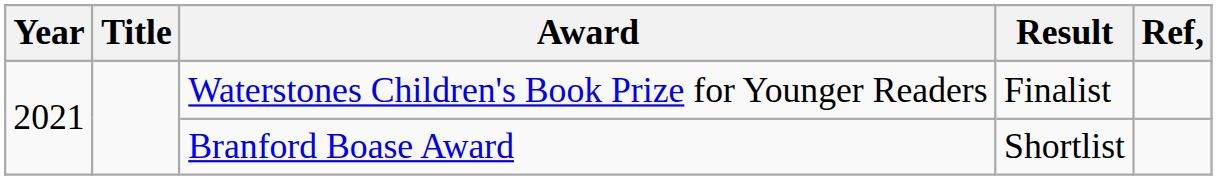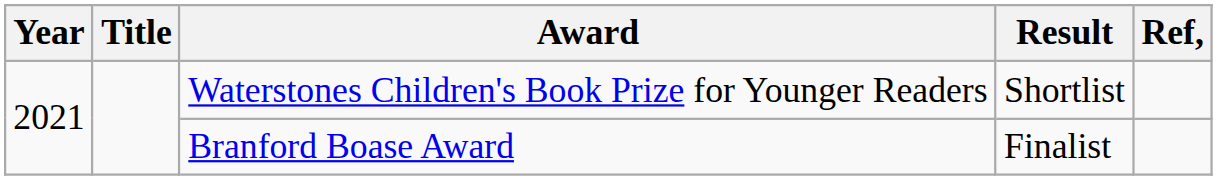(1058, 89) Finalist -> (1065, 89) Shortlist
(1065, 145) Shortlist -> (1058, 145) Finalist
